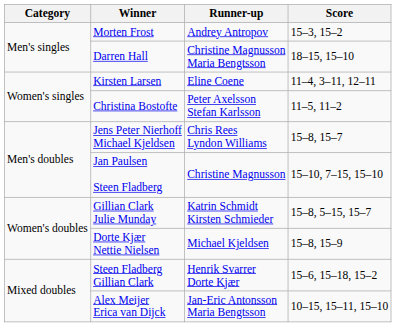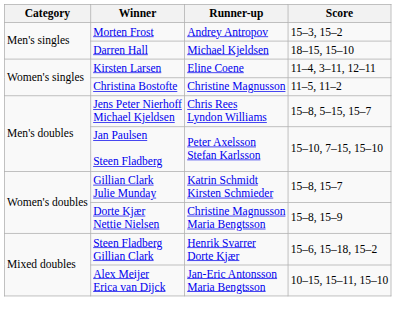(236, 56) Christine Magnusson Maria Bengtsson -> (228, 50) Michael Kjeldsen
(224, 106) Peter Axelsson Stefan Karlsson -> (236, 86) Christine Magnusson
(317, 137) 15–8, 15–7 -> (331, 111) 15–8, 5–15, 15–7
(236, 175) Christine Magnusson -> (224, 149) Peter Axelsson Stefan Karlsson
(331, 212) 15–8, 5–15, 15–7 -> (317, 186) 15–8, 15–7
(228, 244) Michael Kjeldsen -> (236, 218) Christine Magnusson Maria Bengtsson
